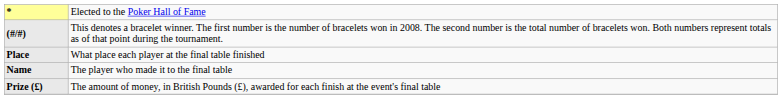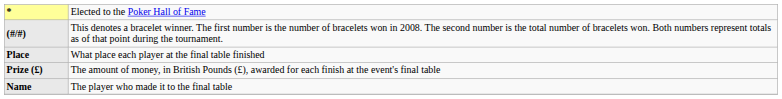rows swapped: (19, 70) <-> (25, 86)
